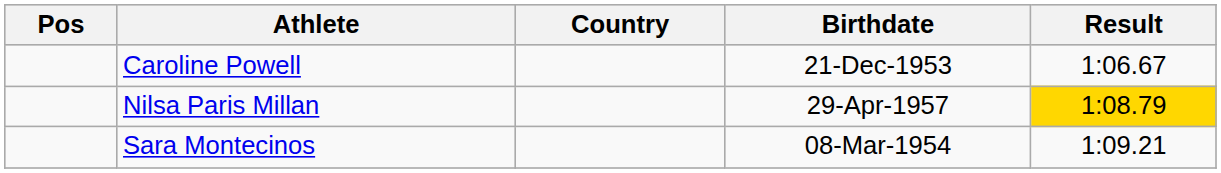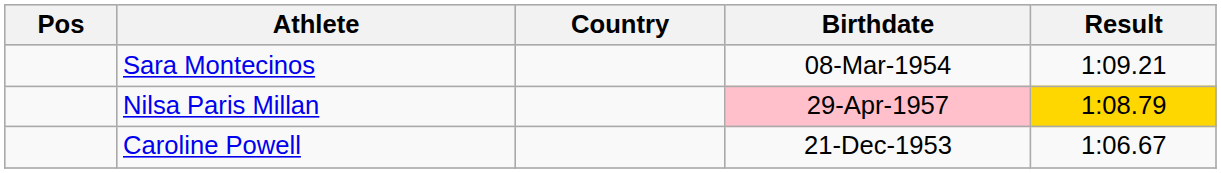rows swapped: (212, 65) <-> (219, 146)
(878, 106) no background -> (878, 106) pink background
